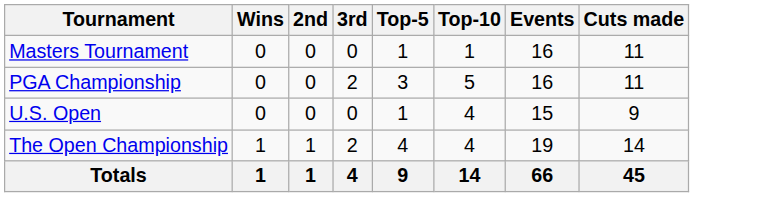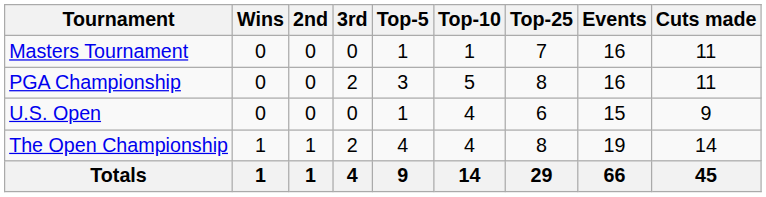+ column: (542, 20)
